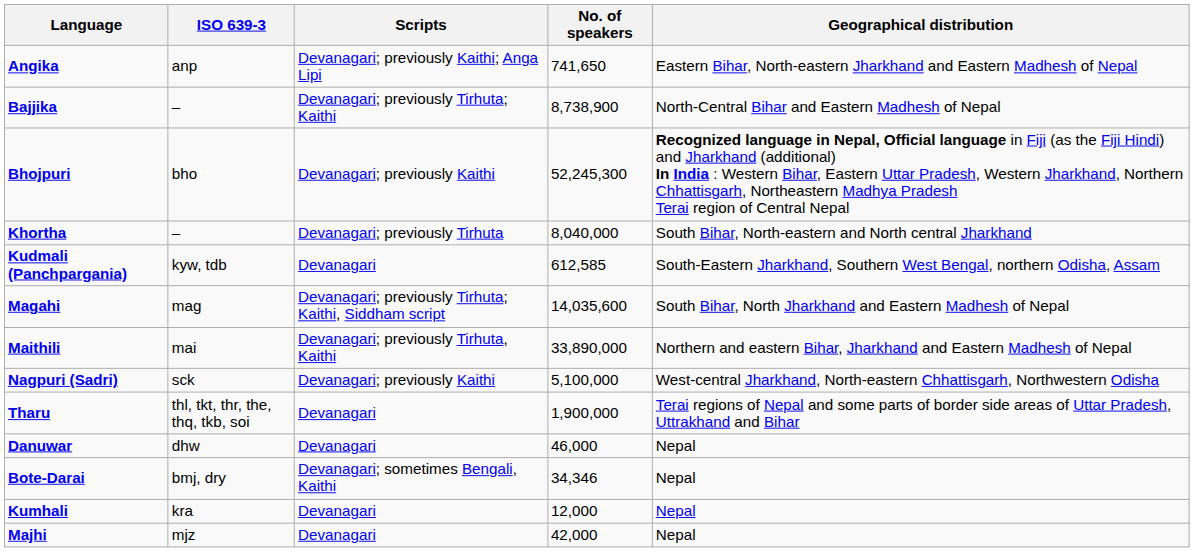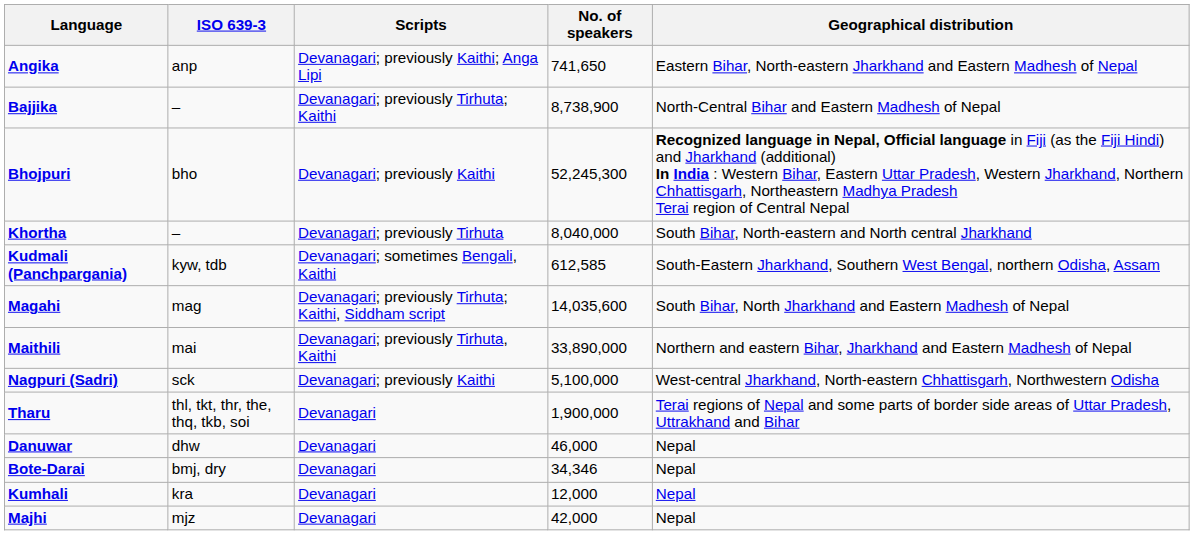(337, 265) Devanagari -> (407, 265) Devanagari; sometimes Bengali, Kaithi
(407, 478) Devanagari; sometimes Bengali, Kaithi -> (337, 469) Devanagari
